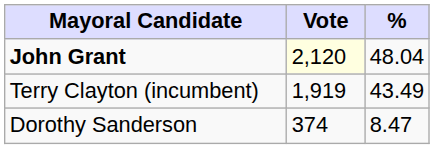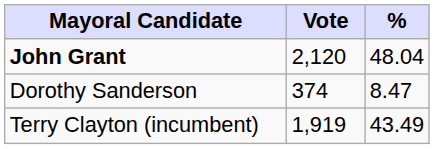(319, 56) lightyellow background -> (319, 56) no background
rows swapped: (134, 90) <-> (103, 125)
